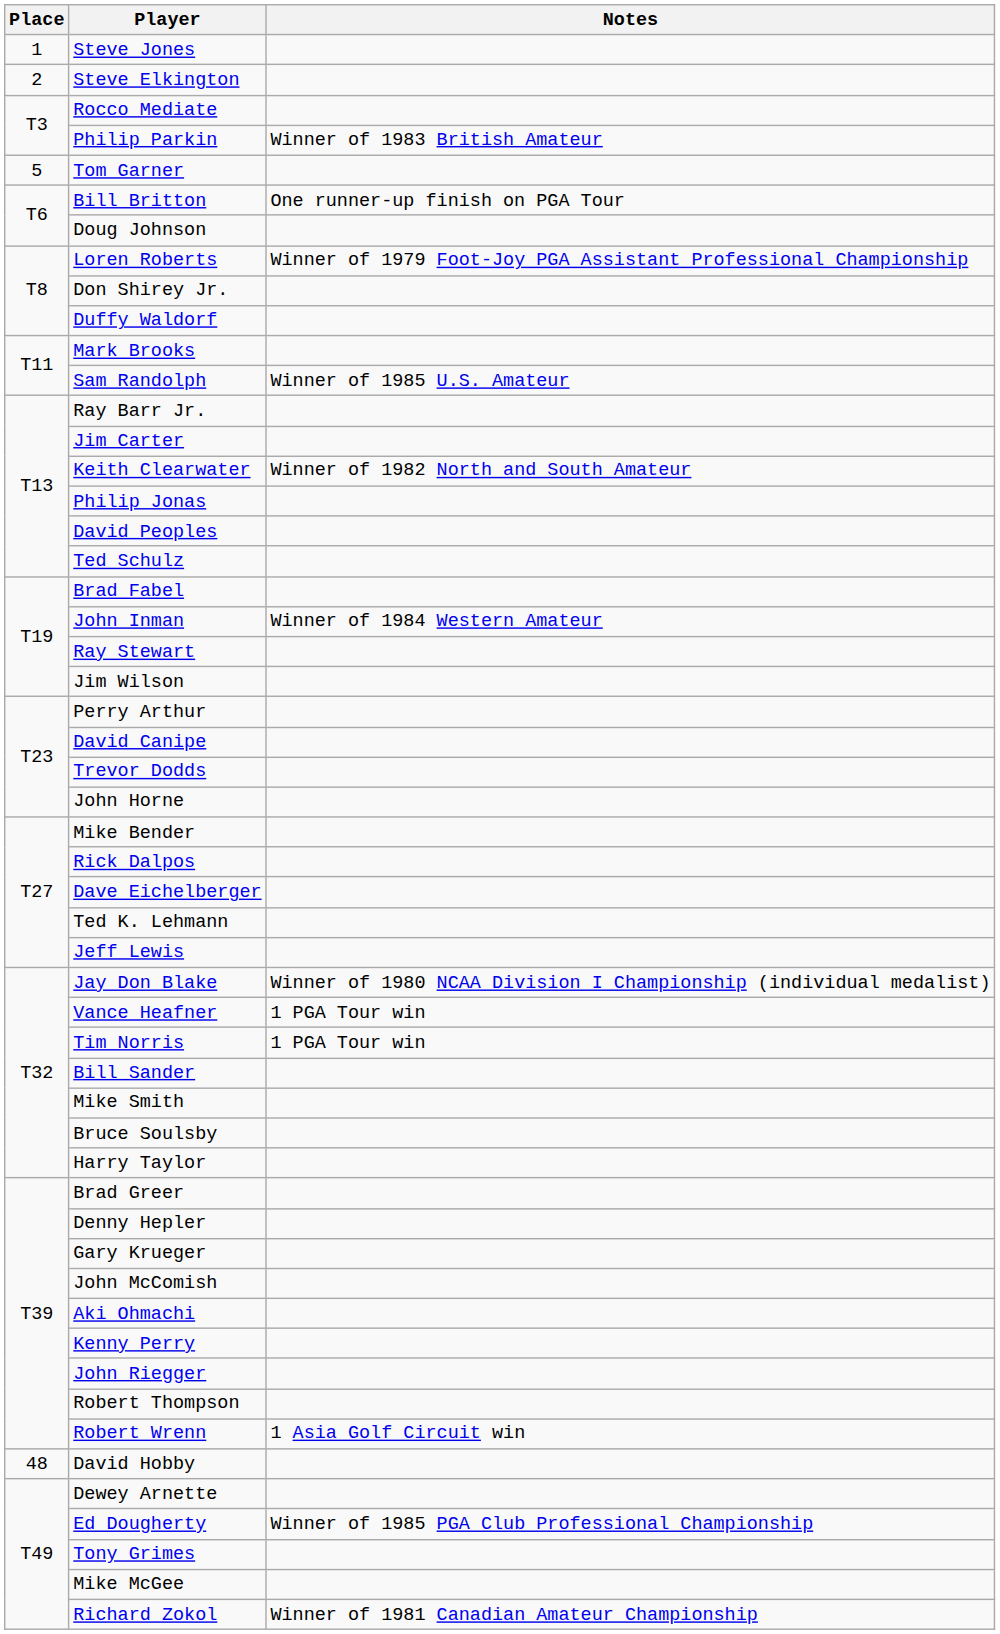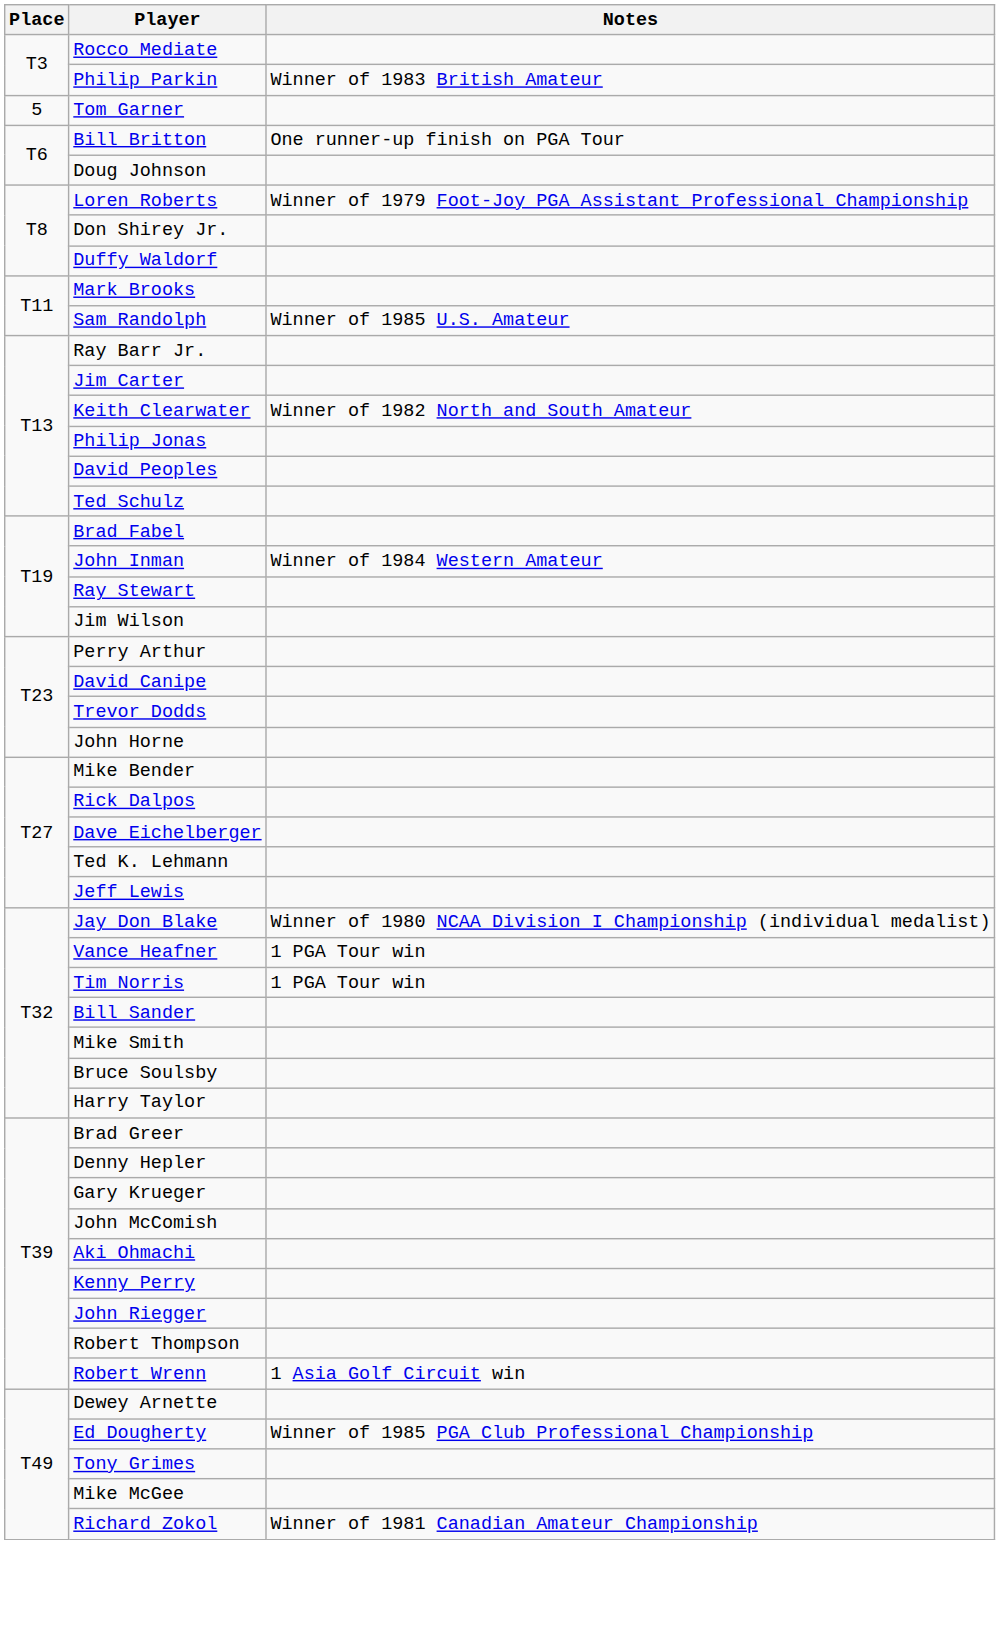- row: (134, 50)
- row: (156, 80)
- row: (134, 1464)
